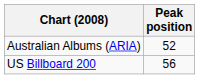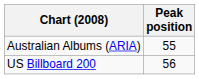(169, 45) 52 -> (169, 45) 55
